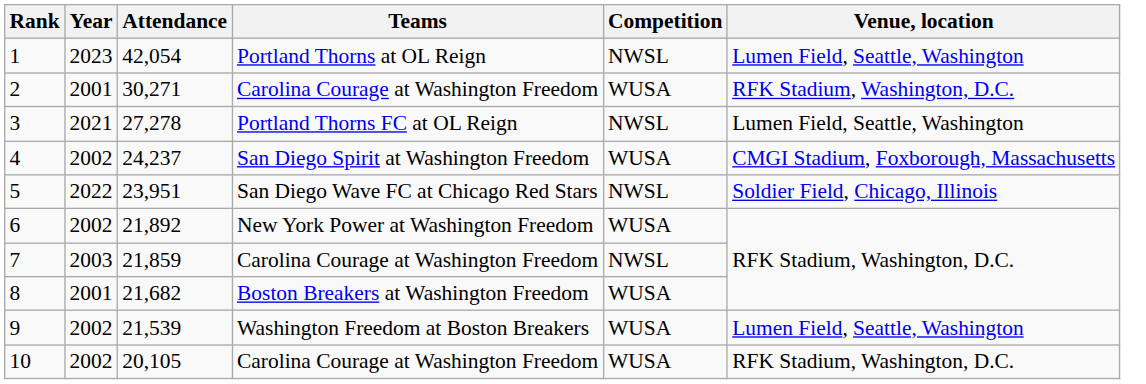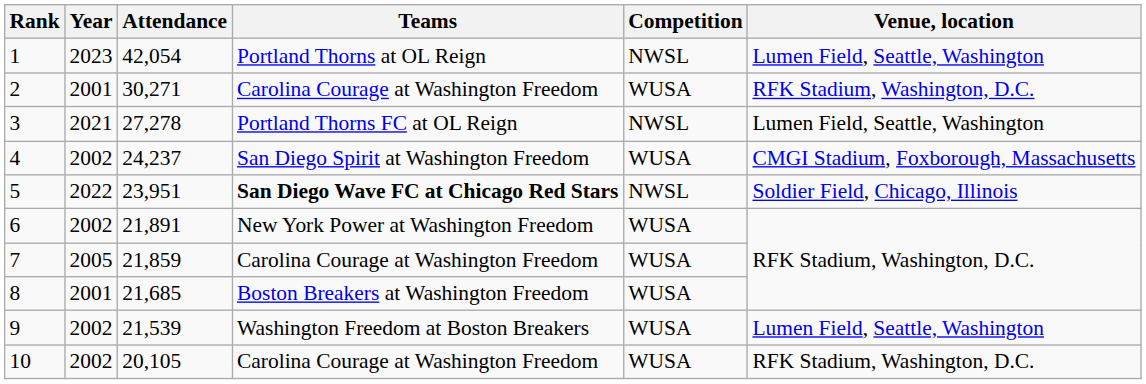(417, 191) normal -> (428, 191) bold
(152, 225) 21,892 -> (152, 225) 21,891
(91, 259) 2003 -> (91, 259) 2005
(638, 259) NWSL -> (660, 259) WUSA
(152, 293) 21,682 -> (152, 293) 21,685
